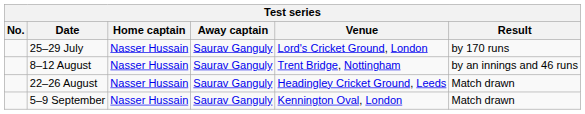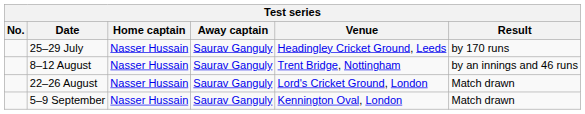(353, 48) Lord's Cricket Ground, London -> (362, 48) Headingley Cricket Ground, Leeds
(362, 83) Headingley Cricket Ground, Leeds -> (353, 83) Lord's Cricket Ground, London
